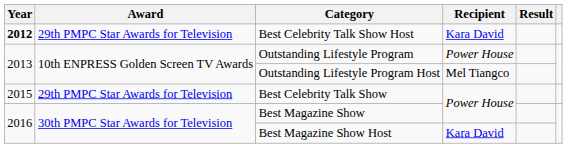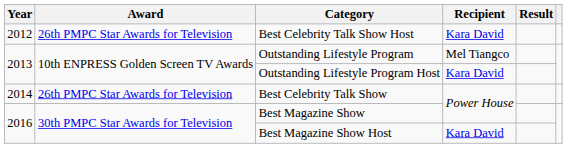(20, 34) bold -> (20, 34) normal
(135, 34) 29th PMPC Star Awards for Television -> (135, 34) 26th PMPC Star Awards for Television
(480, 53) Power House -> (478, 53) Mel Tiangco
(478, 73) Mel Tiangco -> (475, 73) Kara David
(20, 93) 2015 -> (20, 93) 2014
(135, 93) 29th PMPC Star Awards for Television -> (135, 93) 26th PMPC Star Awards for Television
